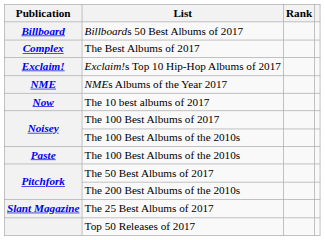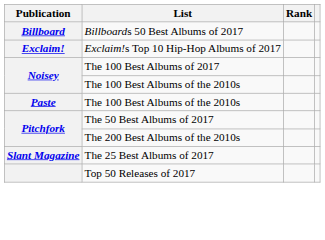- row: (43, 48)
- row: (43, 84)
- row: (43, 102)
